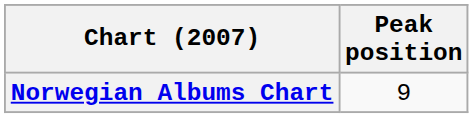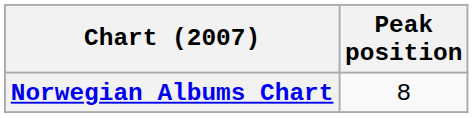(404, 93) 9 -> (404, 93) 8
